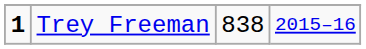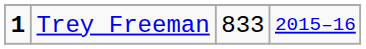(243, 25) 838 -> (243, 25) 833
